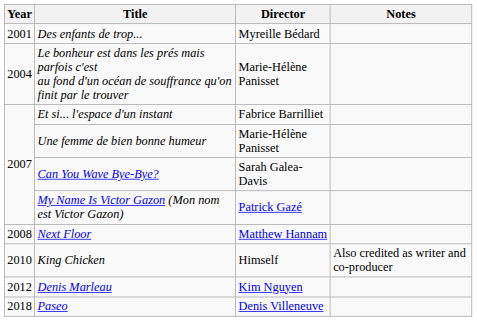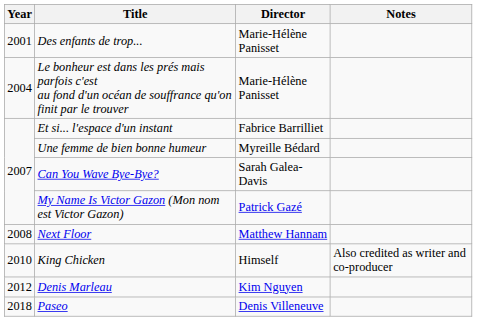(279, 33) Myreille Bédard -> (273, 40) Marie-Hélène Panisset
(273, 140) Marie-Hélène Panisset -> (279, 147) Myreille Bédard
